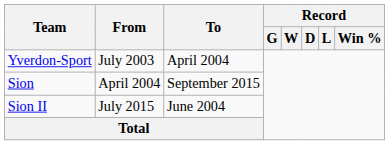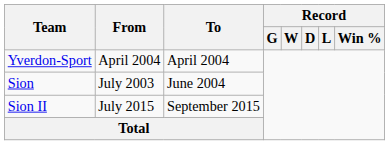(126, 60) July 2003 -> (129, 60) April 2004
(129, 83) April 2004 -> (126, 83) July 2003
(213, 83) September 2015 -> (196, 83) June 2004
(196, 106) June 2004 -> (213, 106) September 2015
